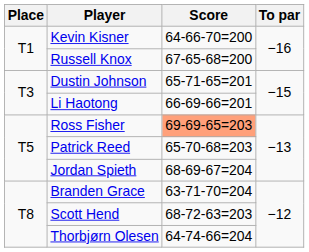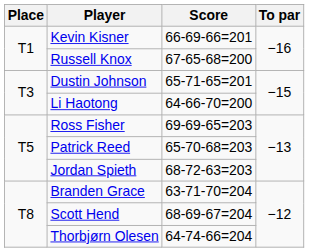(209, 37) 64-66-70=200 -> (209, 37) 66-69-66=201
(209, 103) 66-69-66=201 -> (209, 103) 64-66-70=200
(209, 125) lightsalmon background -> (209, 125) no background
(209, 170) 68-69-67=204 -> (209, 170) 68-72-63=203
(209, 214) 68-72-63=203 -> (209, 214) 68-69-67=204
